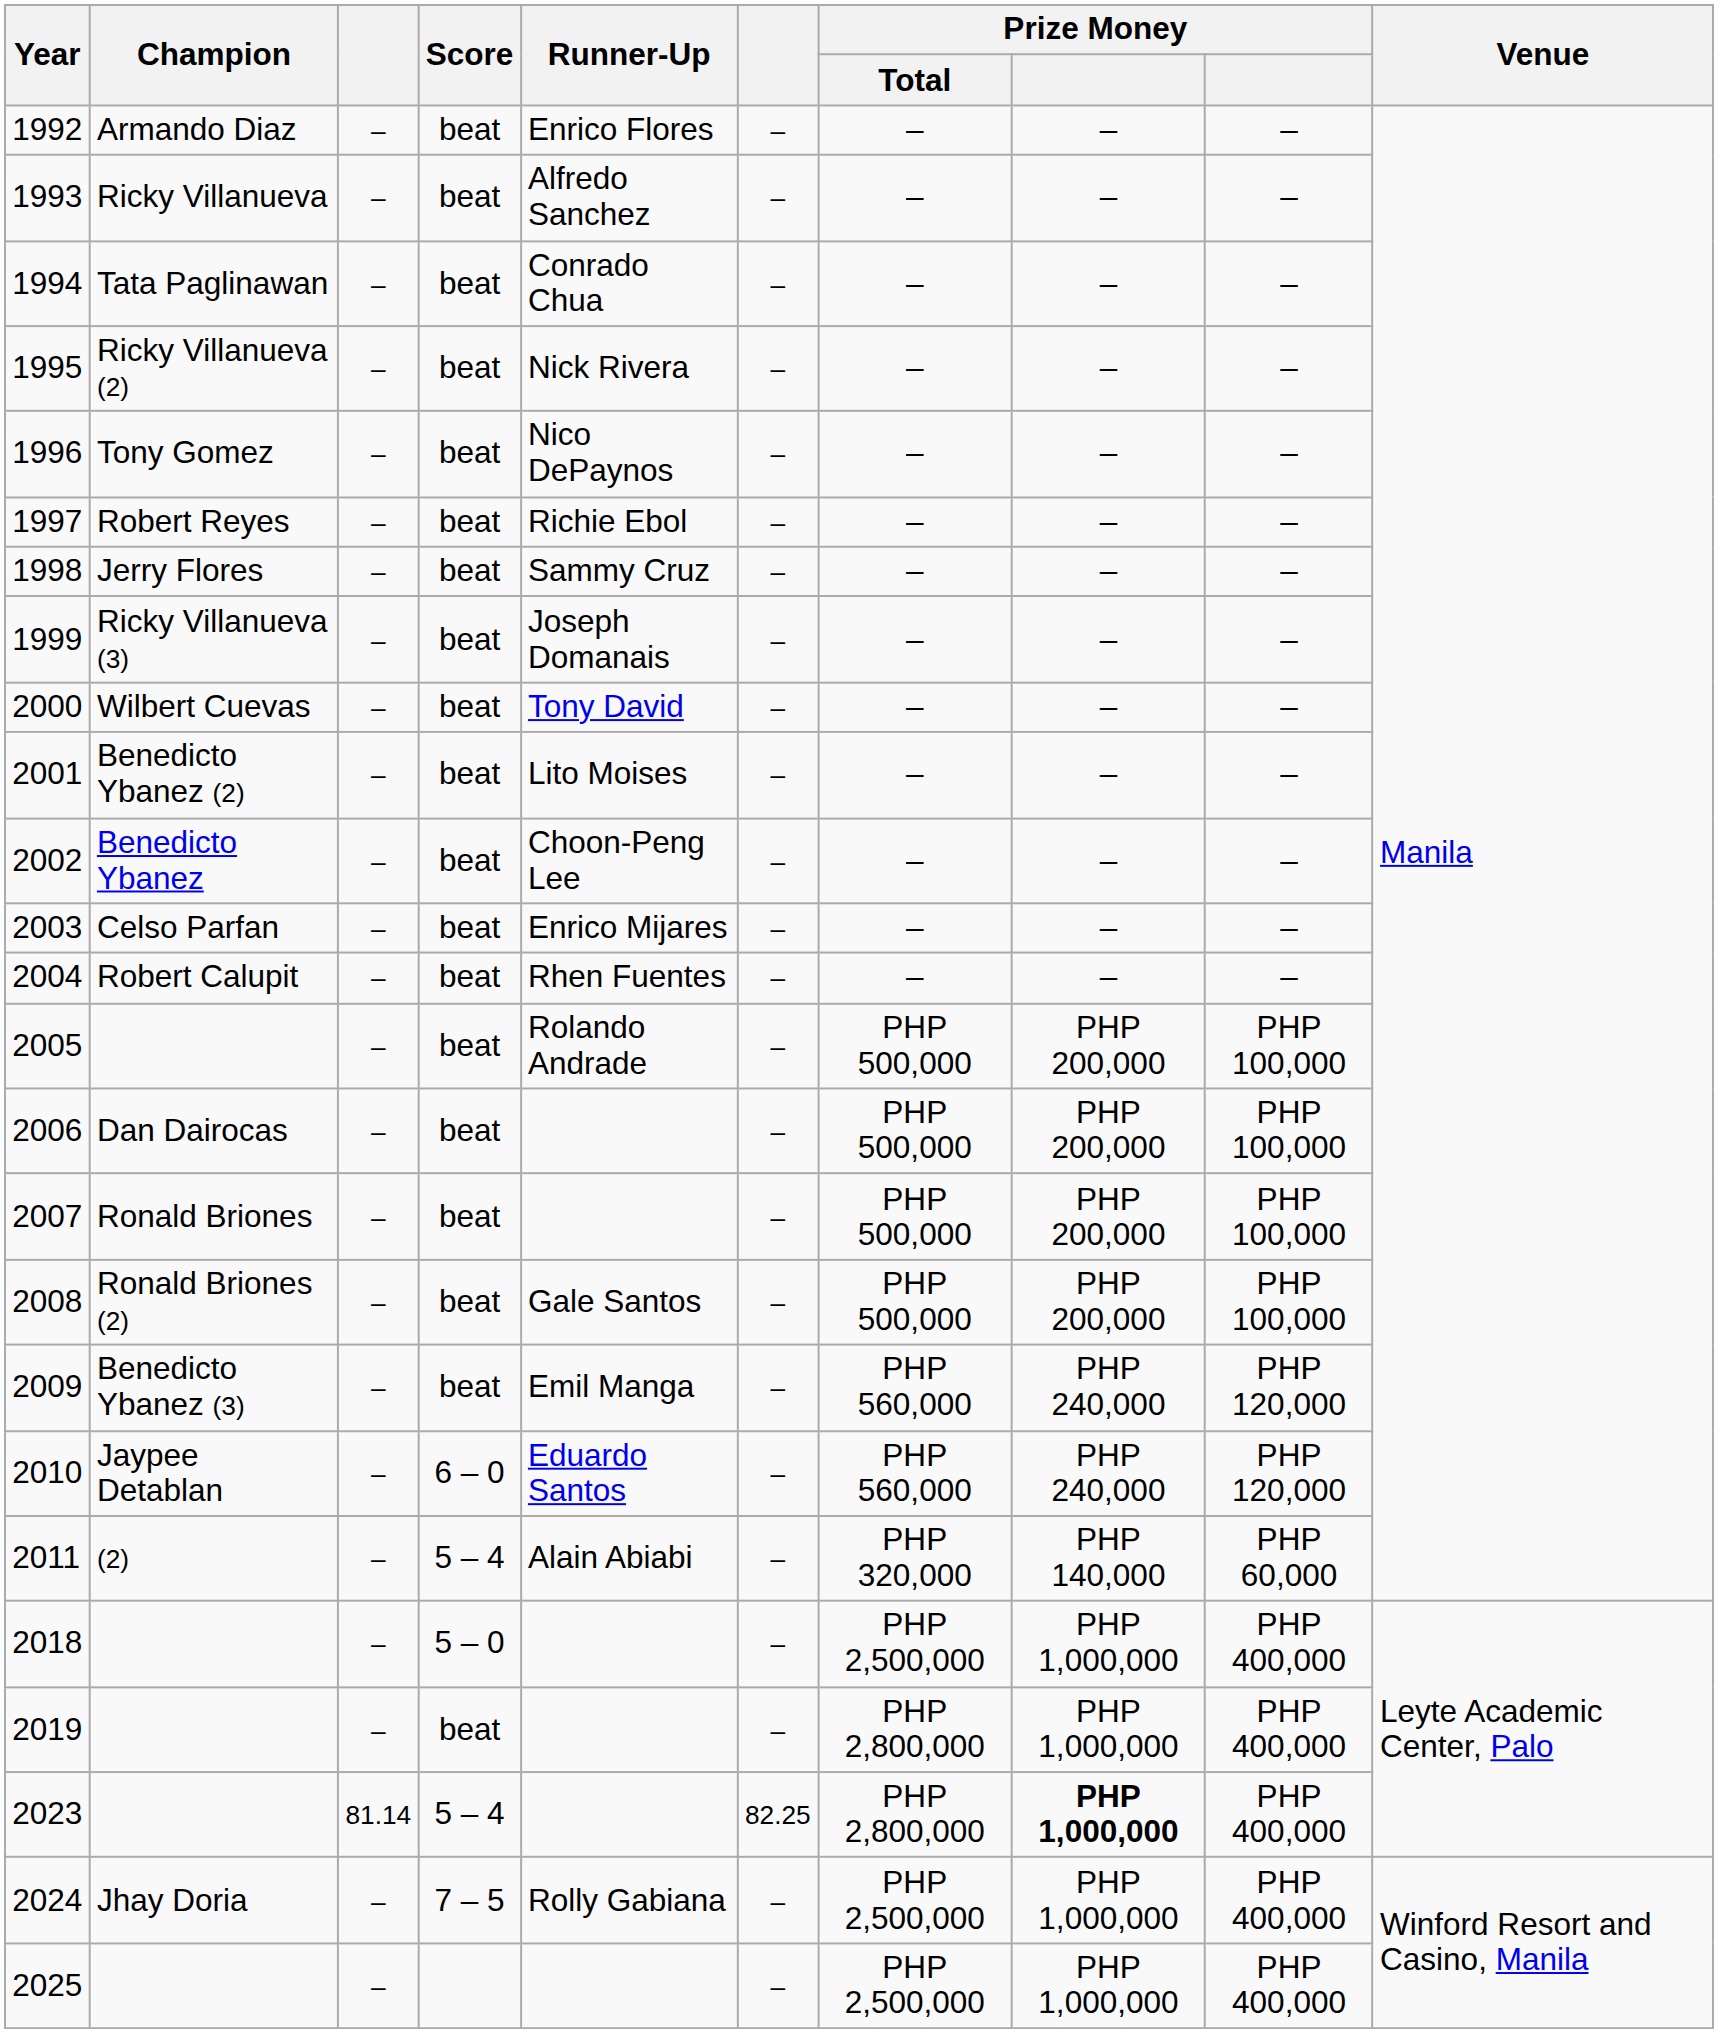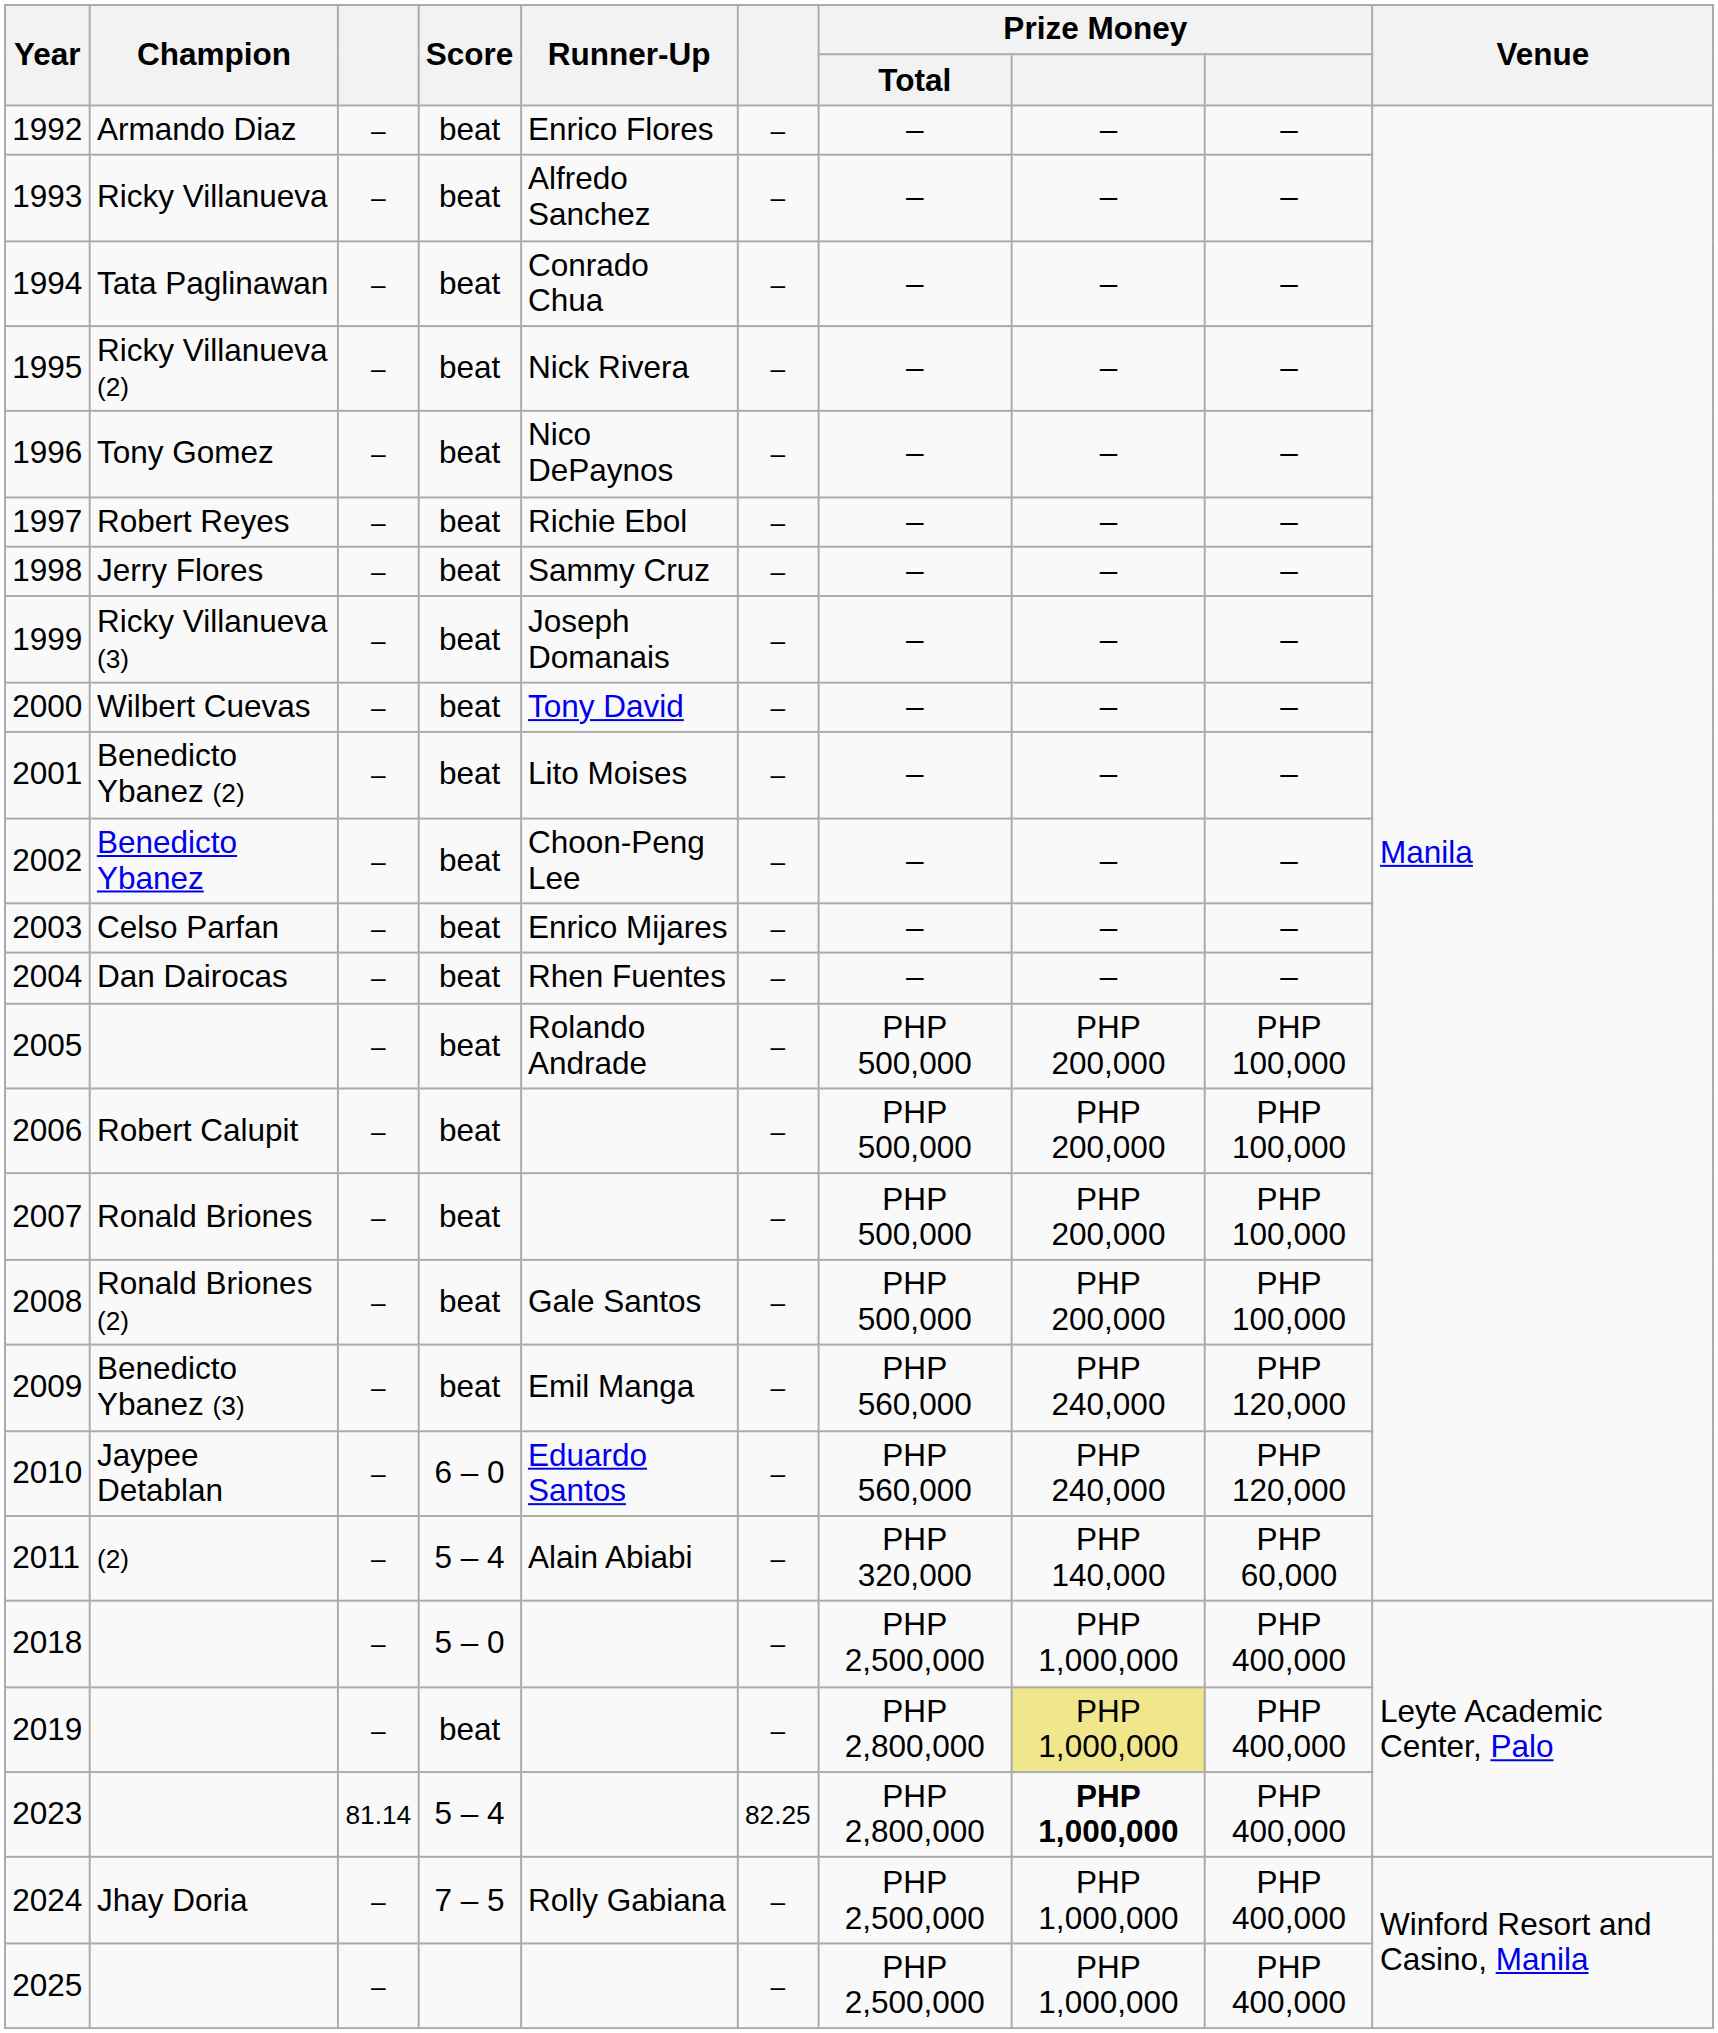(198, 977) Robert Calupit -> (192, 977) Dan Dairocas
(192, 1130) Dan Dairocas -> (198, 1130) Robert Calupit
(1108, 1728) no background -> (1108, 1728) khaki background
